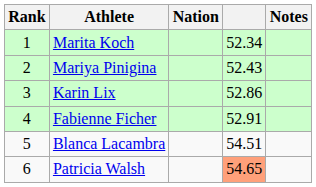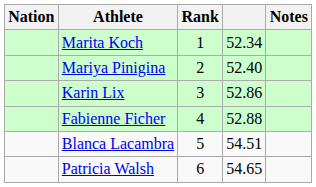columns swapped: (27, 17) <-> (196, 17)
(244, 67) 52.43 -> (244, 67) 52.40
(244, 118) 52.91 -> (244, 118) 52.88
(244, 169) lightsalmon background -> (244, 169) no background
